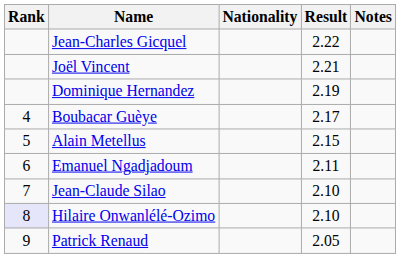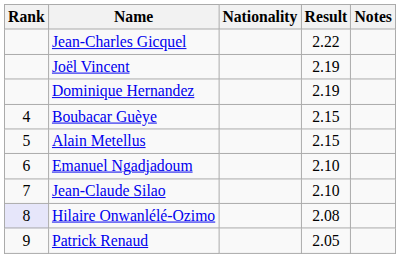(326, 66) 2.21 -> (326, 66) 2.19
(326, 116) 2.17 -> (326, 116) 2.15
(326, 166) 2.11 -> (326, 166) 2.10
(326, 215) 2.10 -> (326, 215) 2.08
